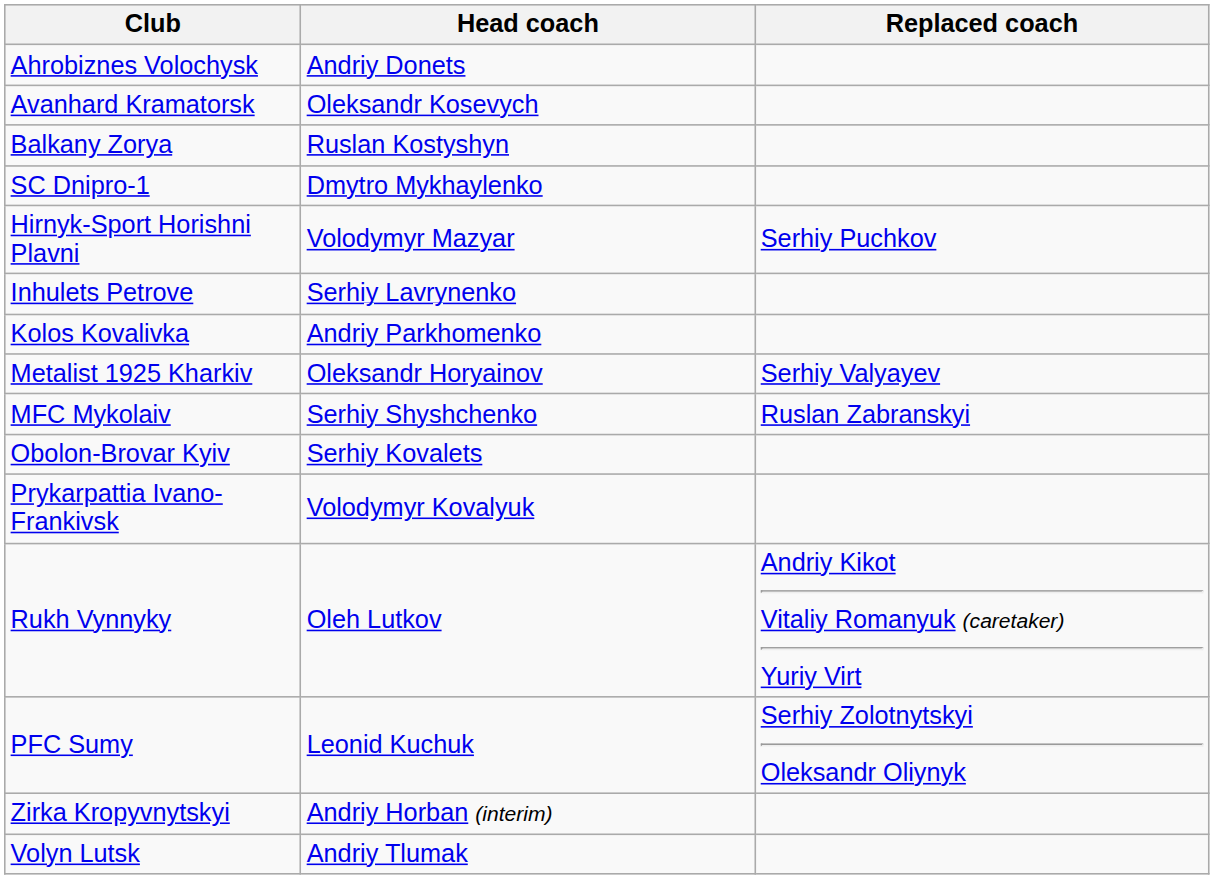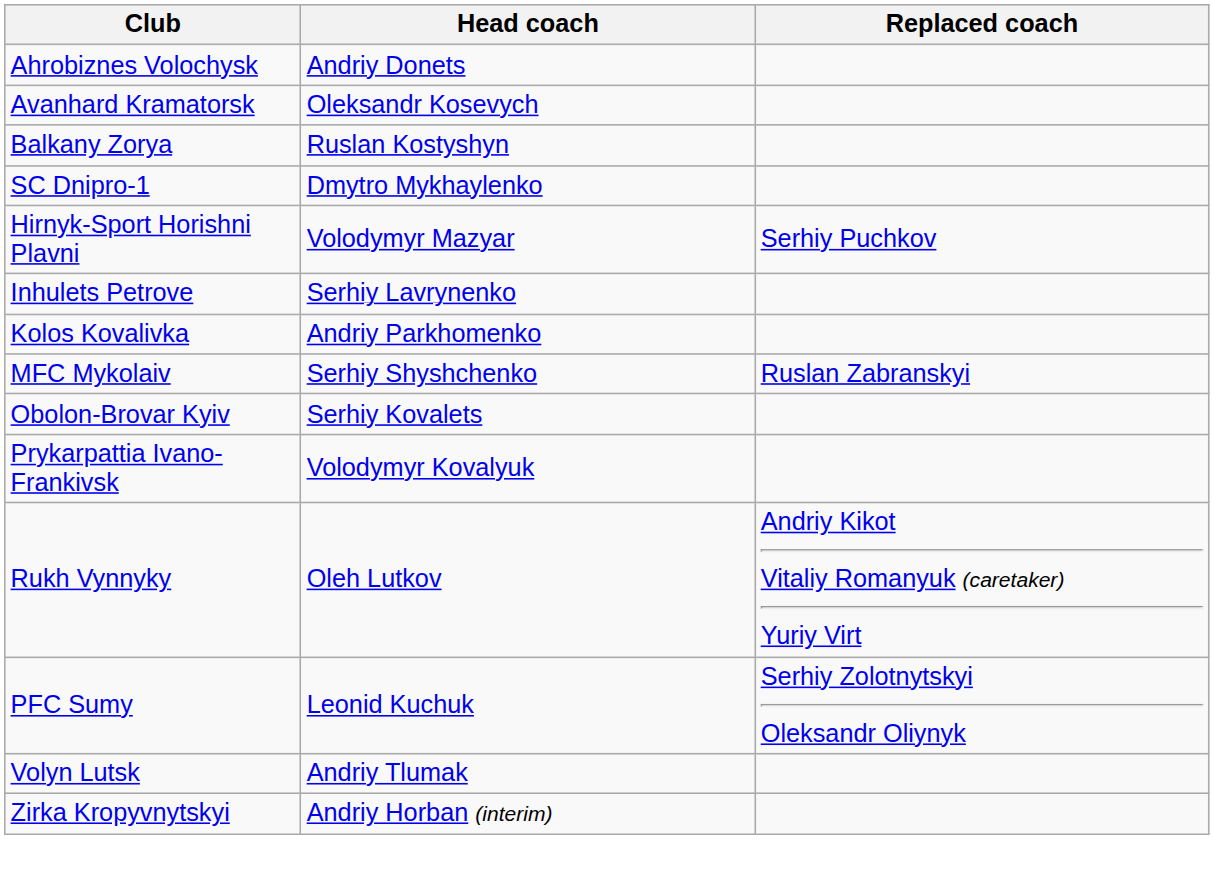- row: (131, 373)
rows swapped: (75, 853) <-> (120, 813)
